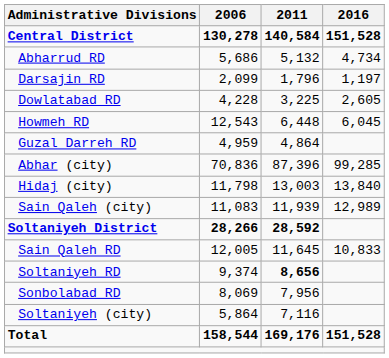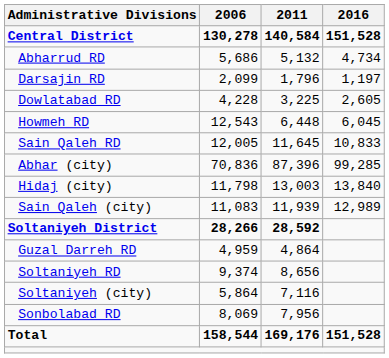rows swapped: (69, 251) <-> (77, 144)
(300, 272) bold -> (300, 272) normal
rows swapped: (69, 293) <-> (85, 315)
